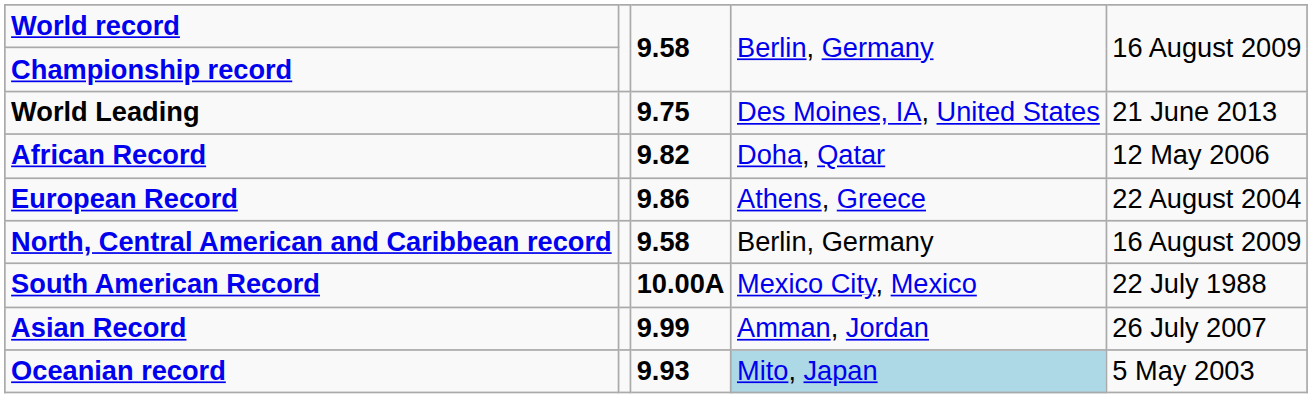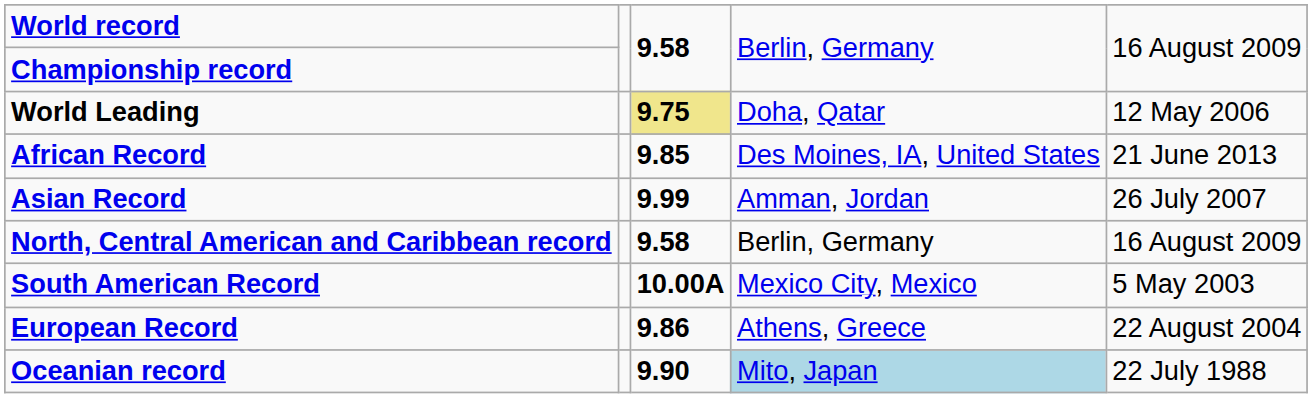(663, 112) no background -> (663, 112) khaki background
(918, 112) Des Moines, IA, United States -> (811, 112) Doha, Qatar
(1195, 112) 21 June 2013 -> (1191, 112) 12 May 2006
(663, 155) 9.82 -> (663, 155) 9.85
(811, 155) Doha, Qatar -> (918, 155) Des Moines, IA, United States
(1191, 155) 12 May 2006 -> (1195, 155) 21 June 2013
rows swapped: (99, 328) <-> (124, 198)
(1189, 284) 22 July 1988 -> (1183, 284) 5 May 2003
(663, 371) 9.93 -> (663, 371) 9.90
(1183, 371) 5 May 2003 -> (1189, 371) 22 July 1988
